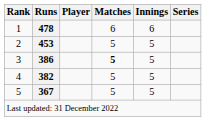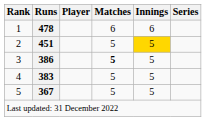(46, 44) 453 -> (46, 44) 451
(152, 44) no background -> (152, 44) gold background
(46, 76) 382 -> (46, 76) 383
